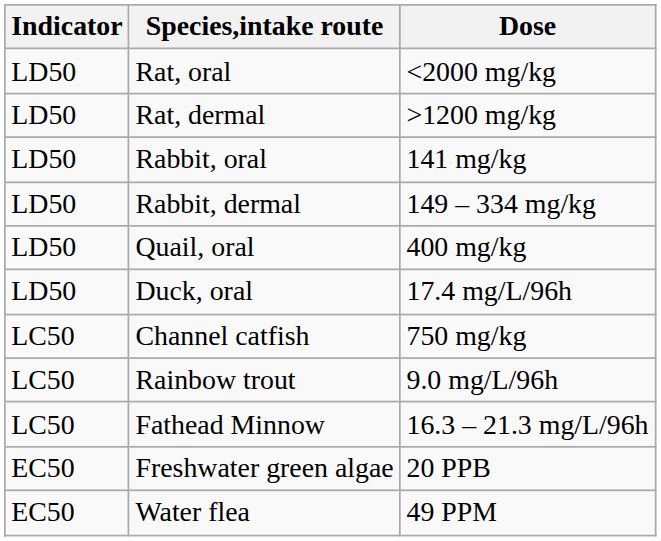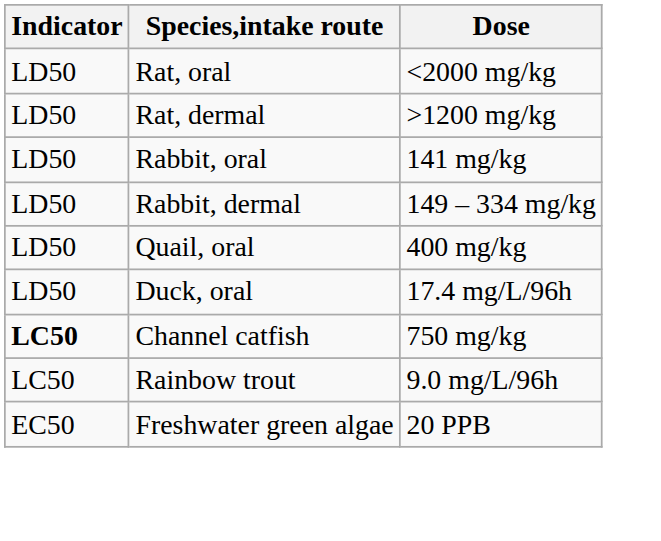(43, 335) normal -> (45, 335) bold
- row: (230, 423)
- row: (193, 512)
